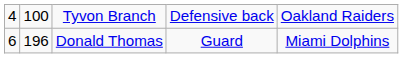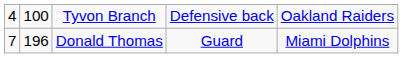(12, 40) 6 -> (12, 40) 7
